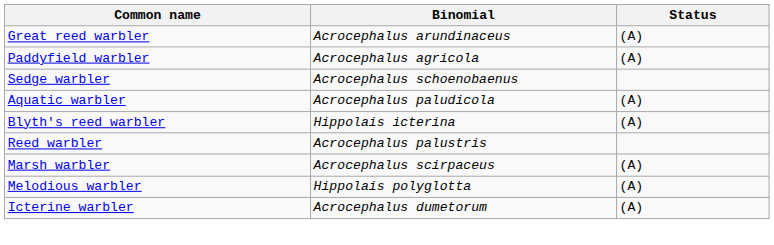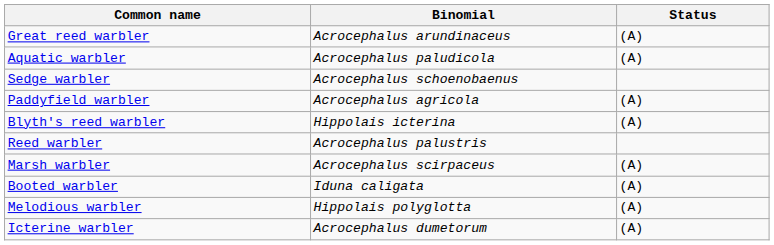rows swapped: (67, 101) <-> (79, 58)
+ row: (63, 186)
